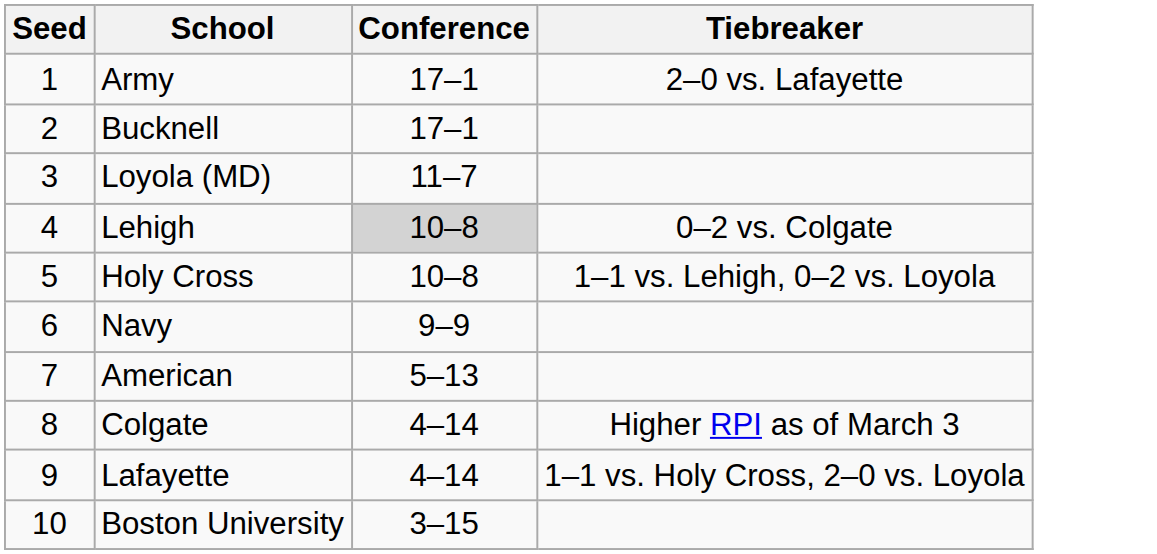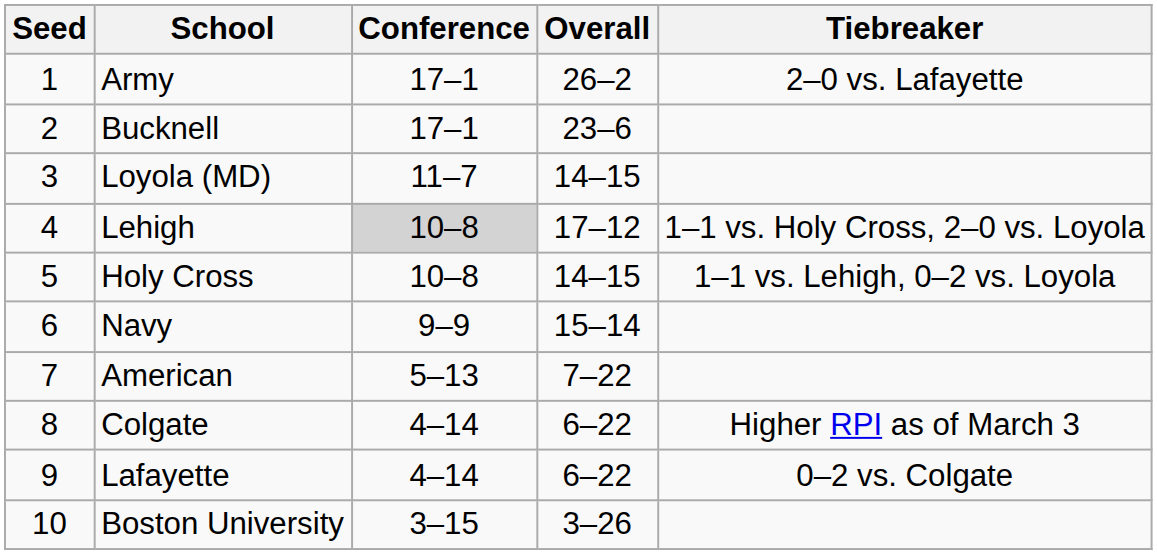+ column: (597, 29)
(785, 227) 0–2 vs. Colgate -> (905, 227) 1–1 vs. Holy Cross, 2–0 vs. Loyola
(785, 474) 1–1 vs. Holy Cross, 2–0 vs. Loyola -> (905, 474) 0–2 vs. Colgate
